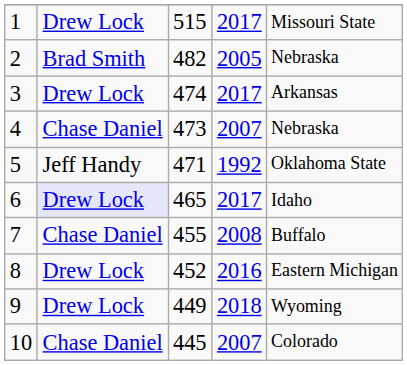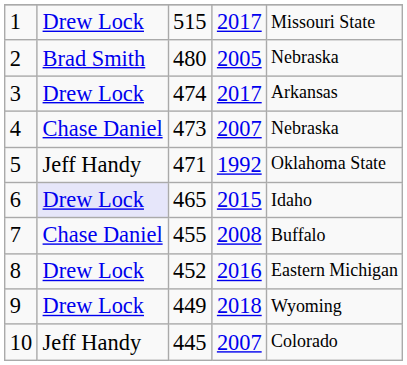(190, 57) 482 -> (190, 57) 480
(239, 199) 2017 -> (239, 199) 2015
(103, 341) Chase Daniel -> (92, 341) Jeff Handy
